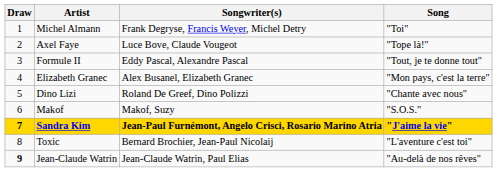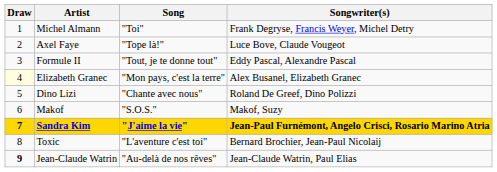columns swapped: (438, 12) <-> (252, 12)
(20, 77) no background -> (20, 77) lightyellow background
